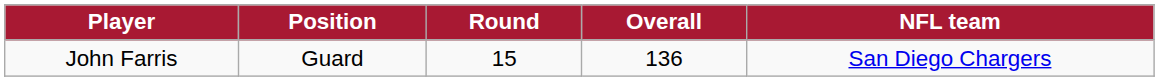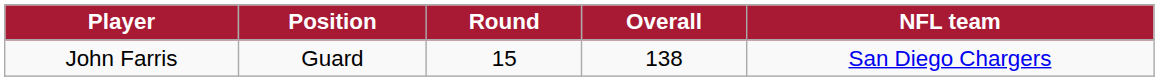(664, 57) 136 -> (664, 57) 138
